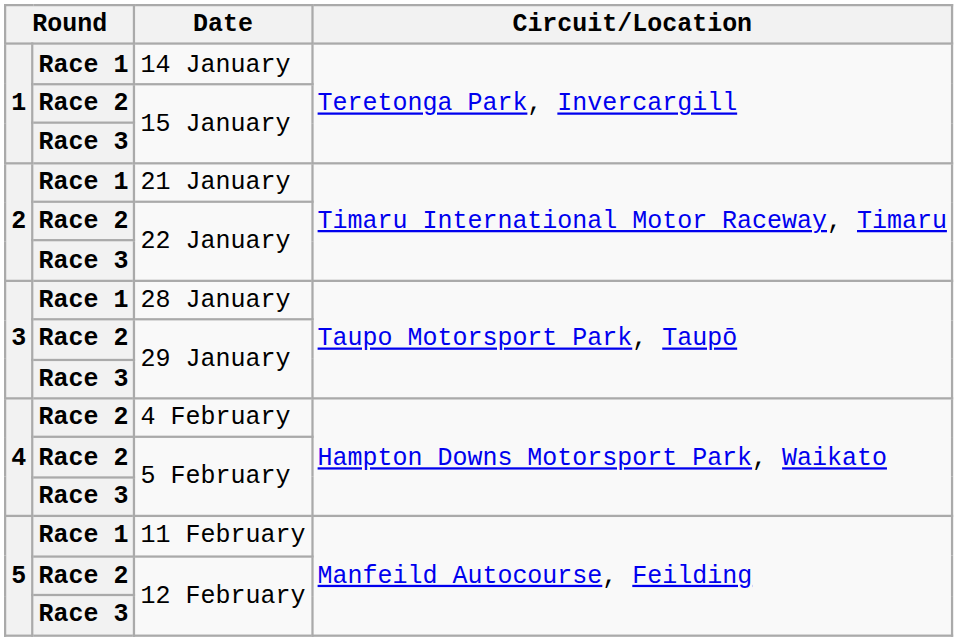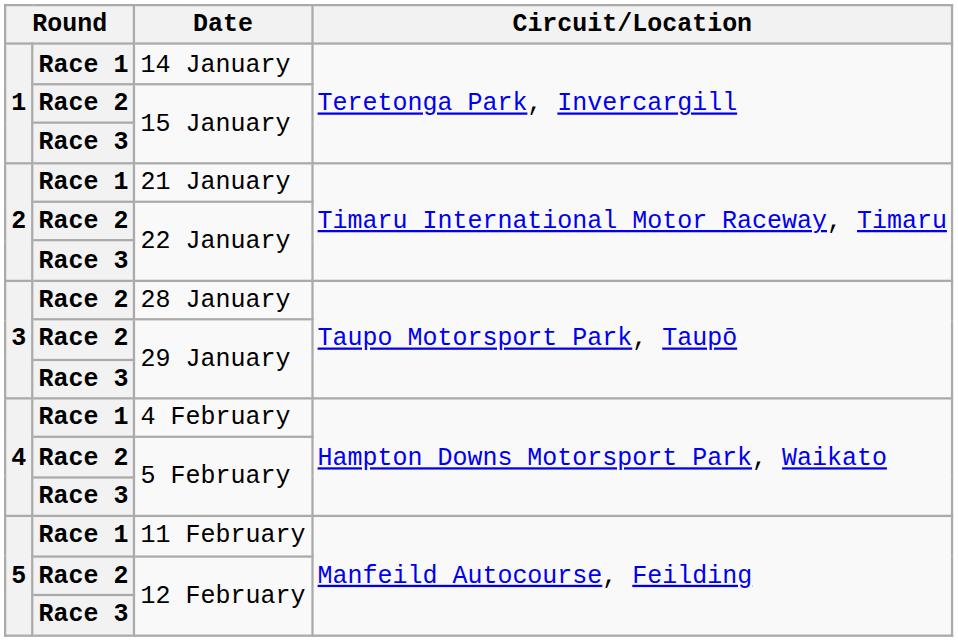(83, 300) Race 1 -> (83, 300) Race 2
(83, 418) Race 2 -> (83, 418) Race 1
